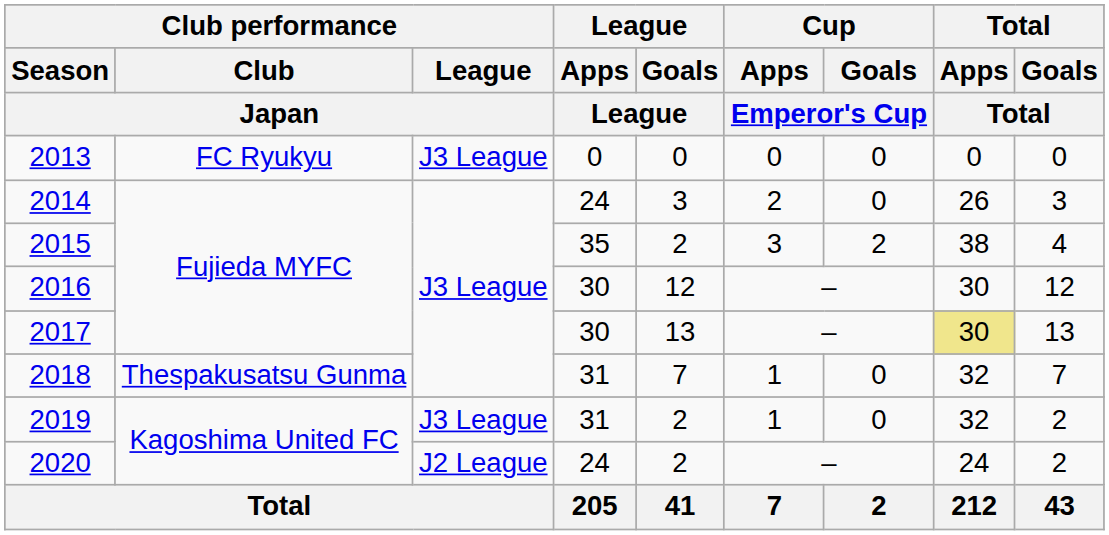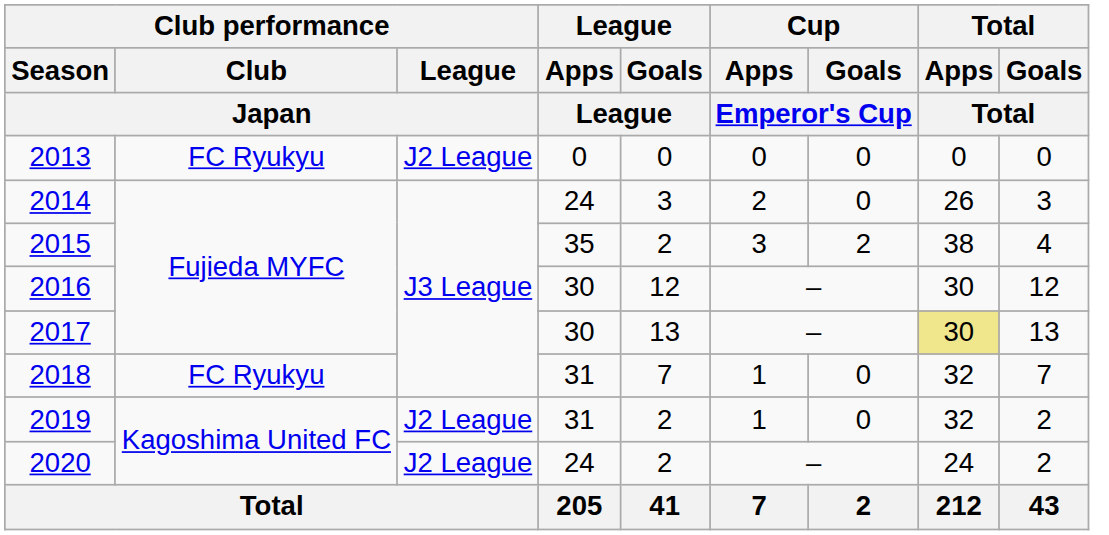(483, 157) J3 League -> (468, 157) J2 League
(264, 375) Thespakusatsu Gunma -> (256, 375) FC Ryukyu
(483, 419) J3 League -> (468, 419) J2 League
